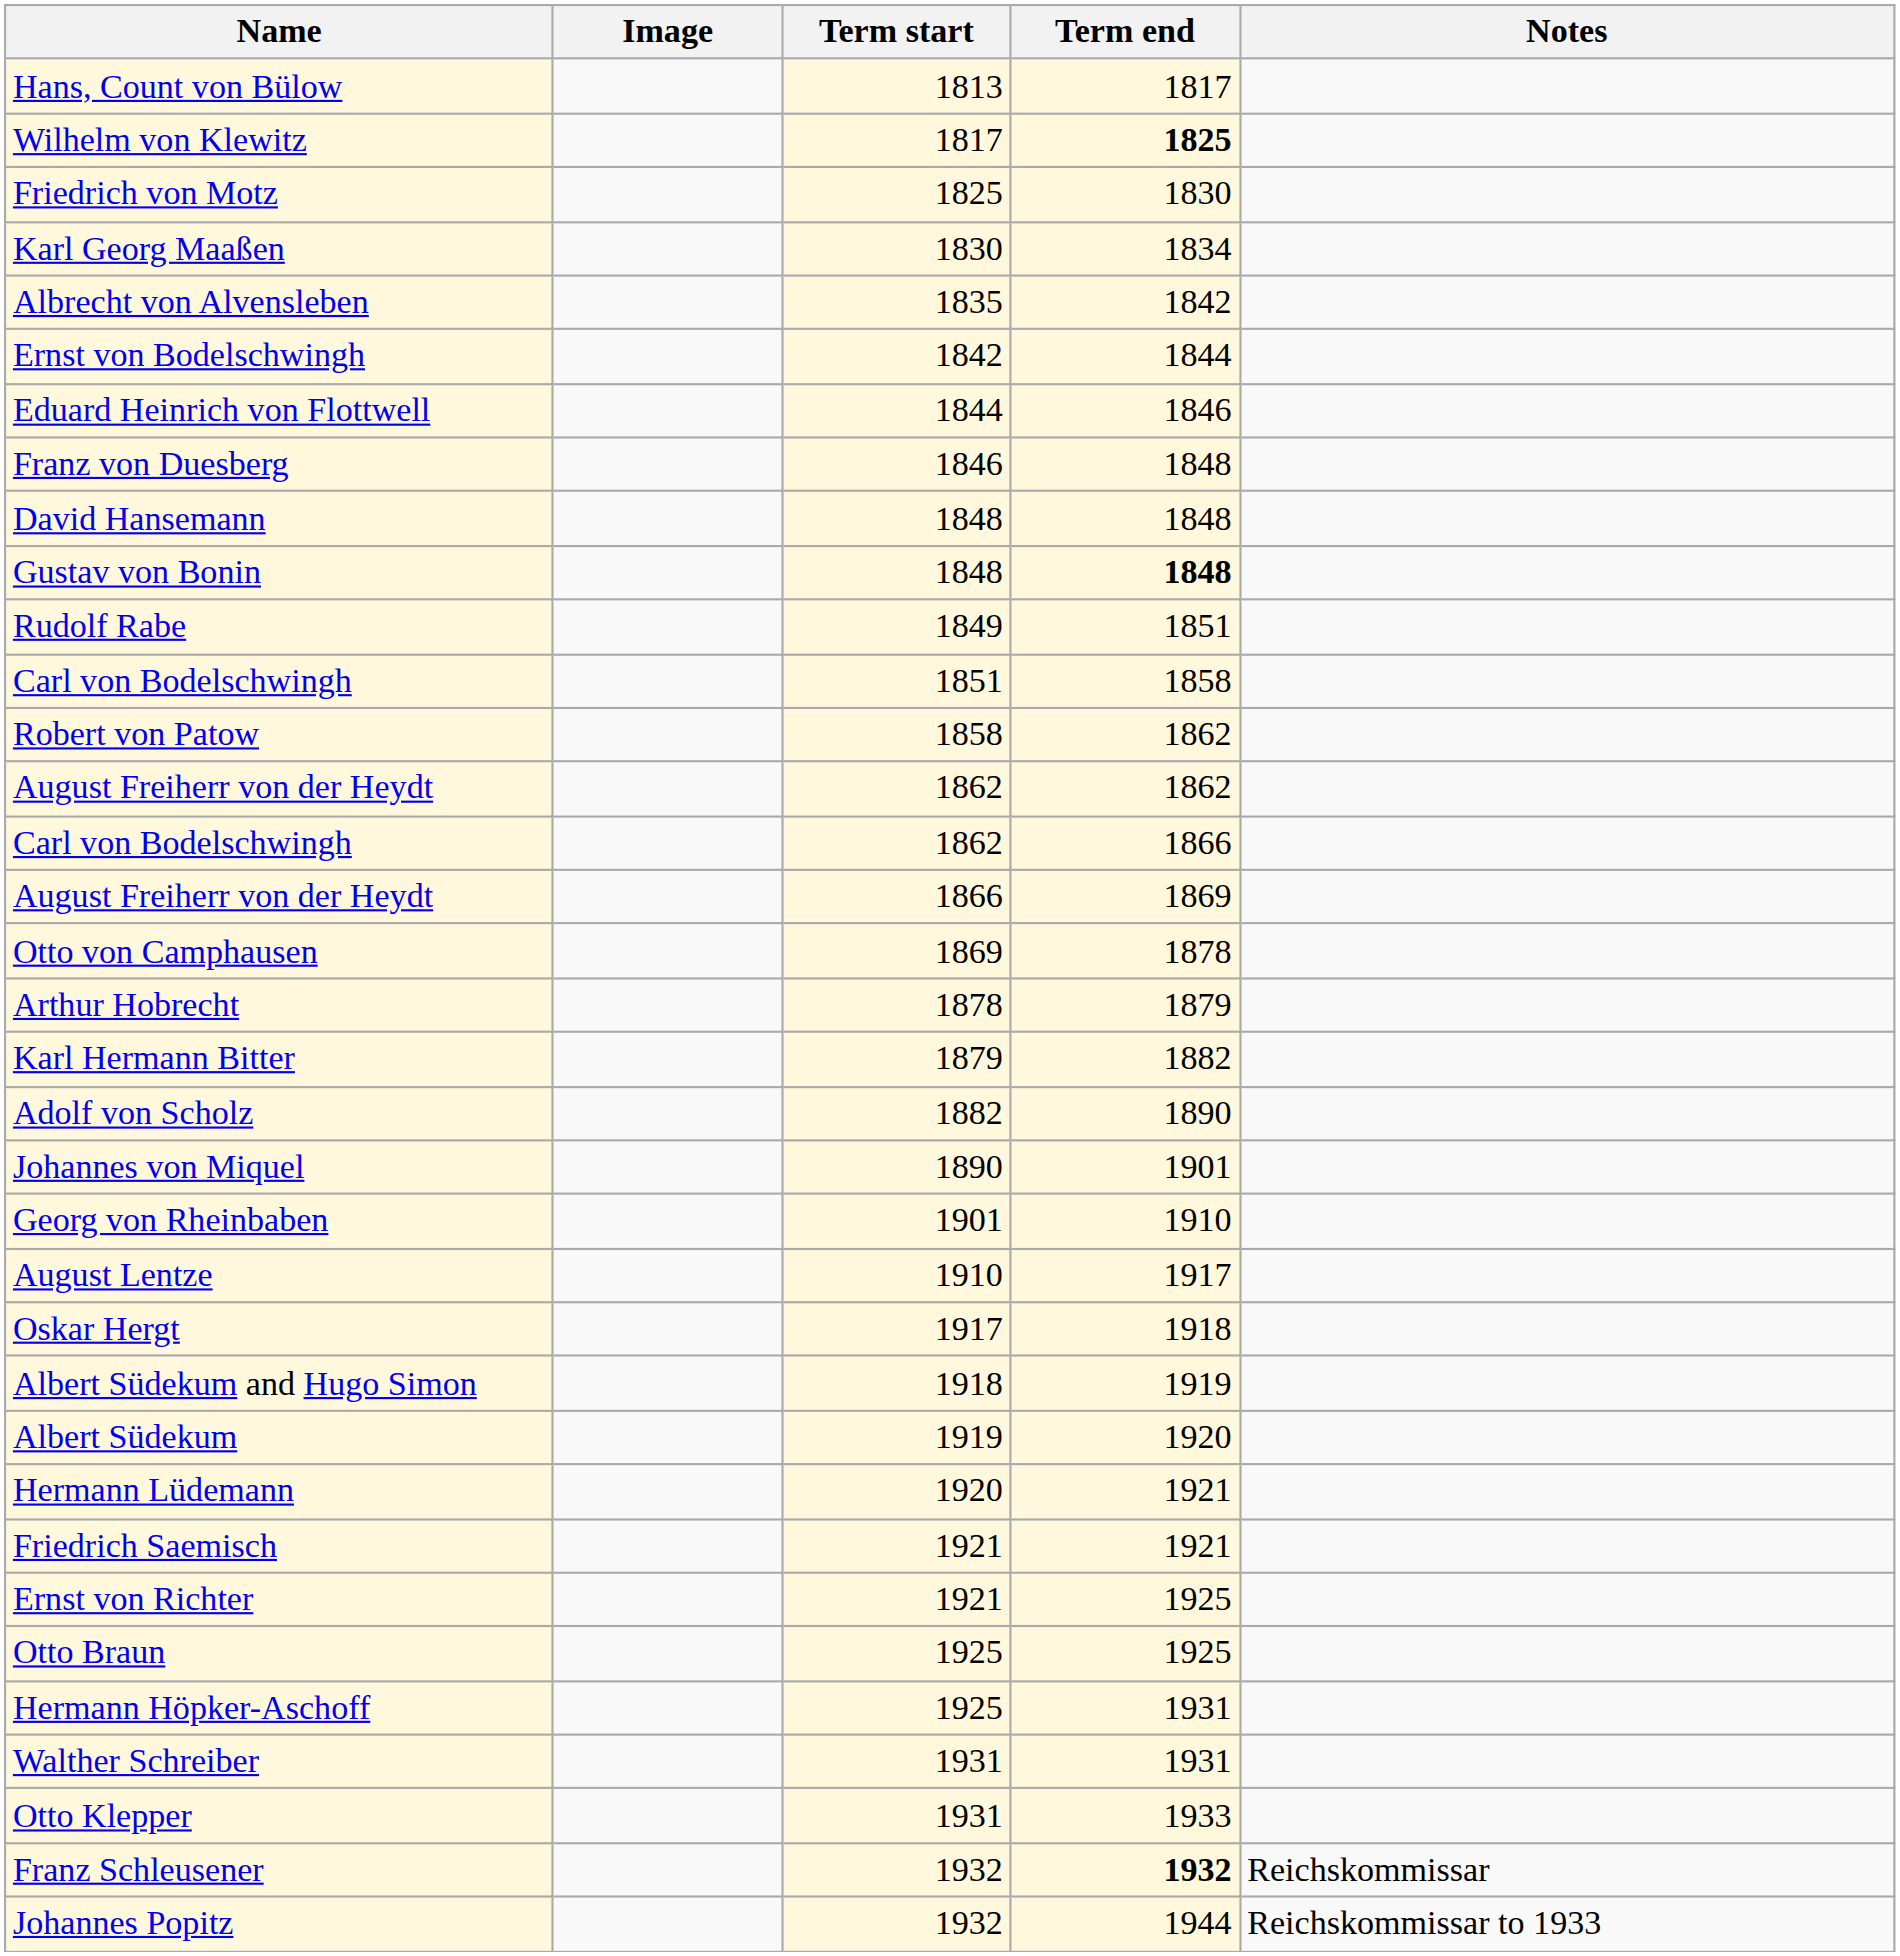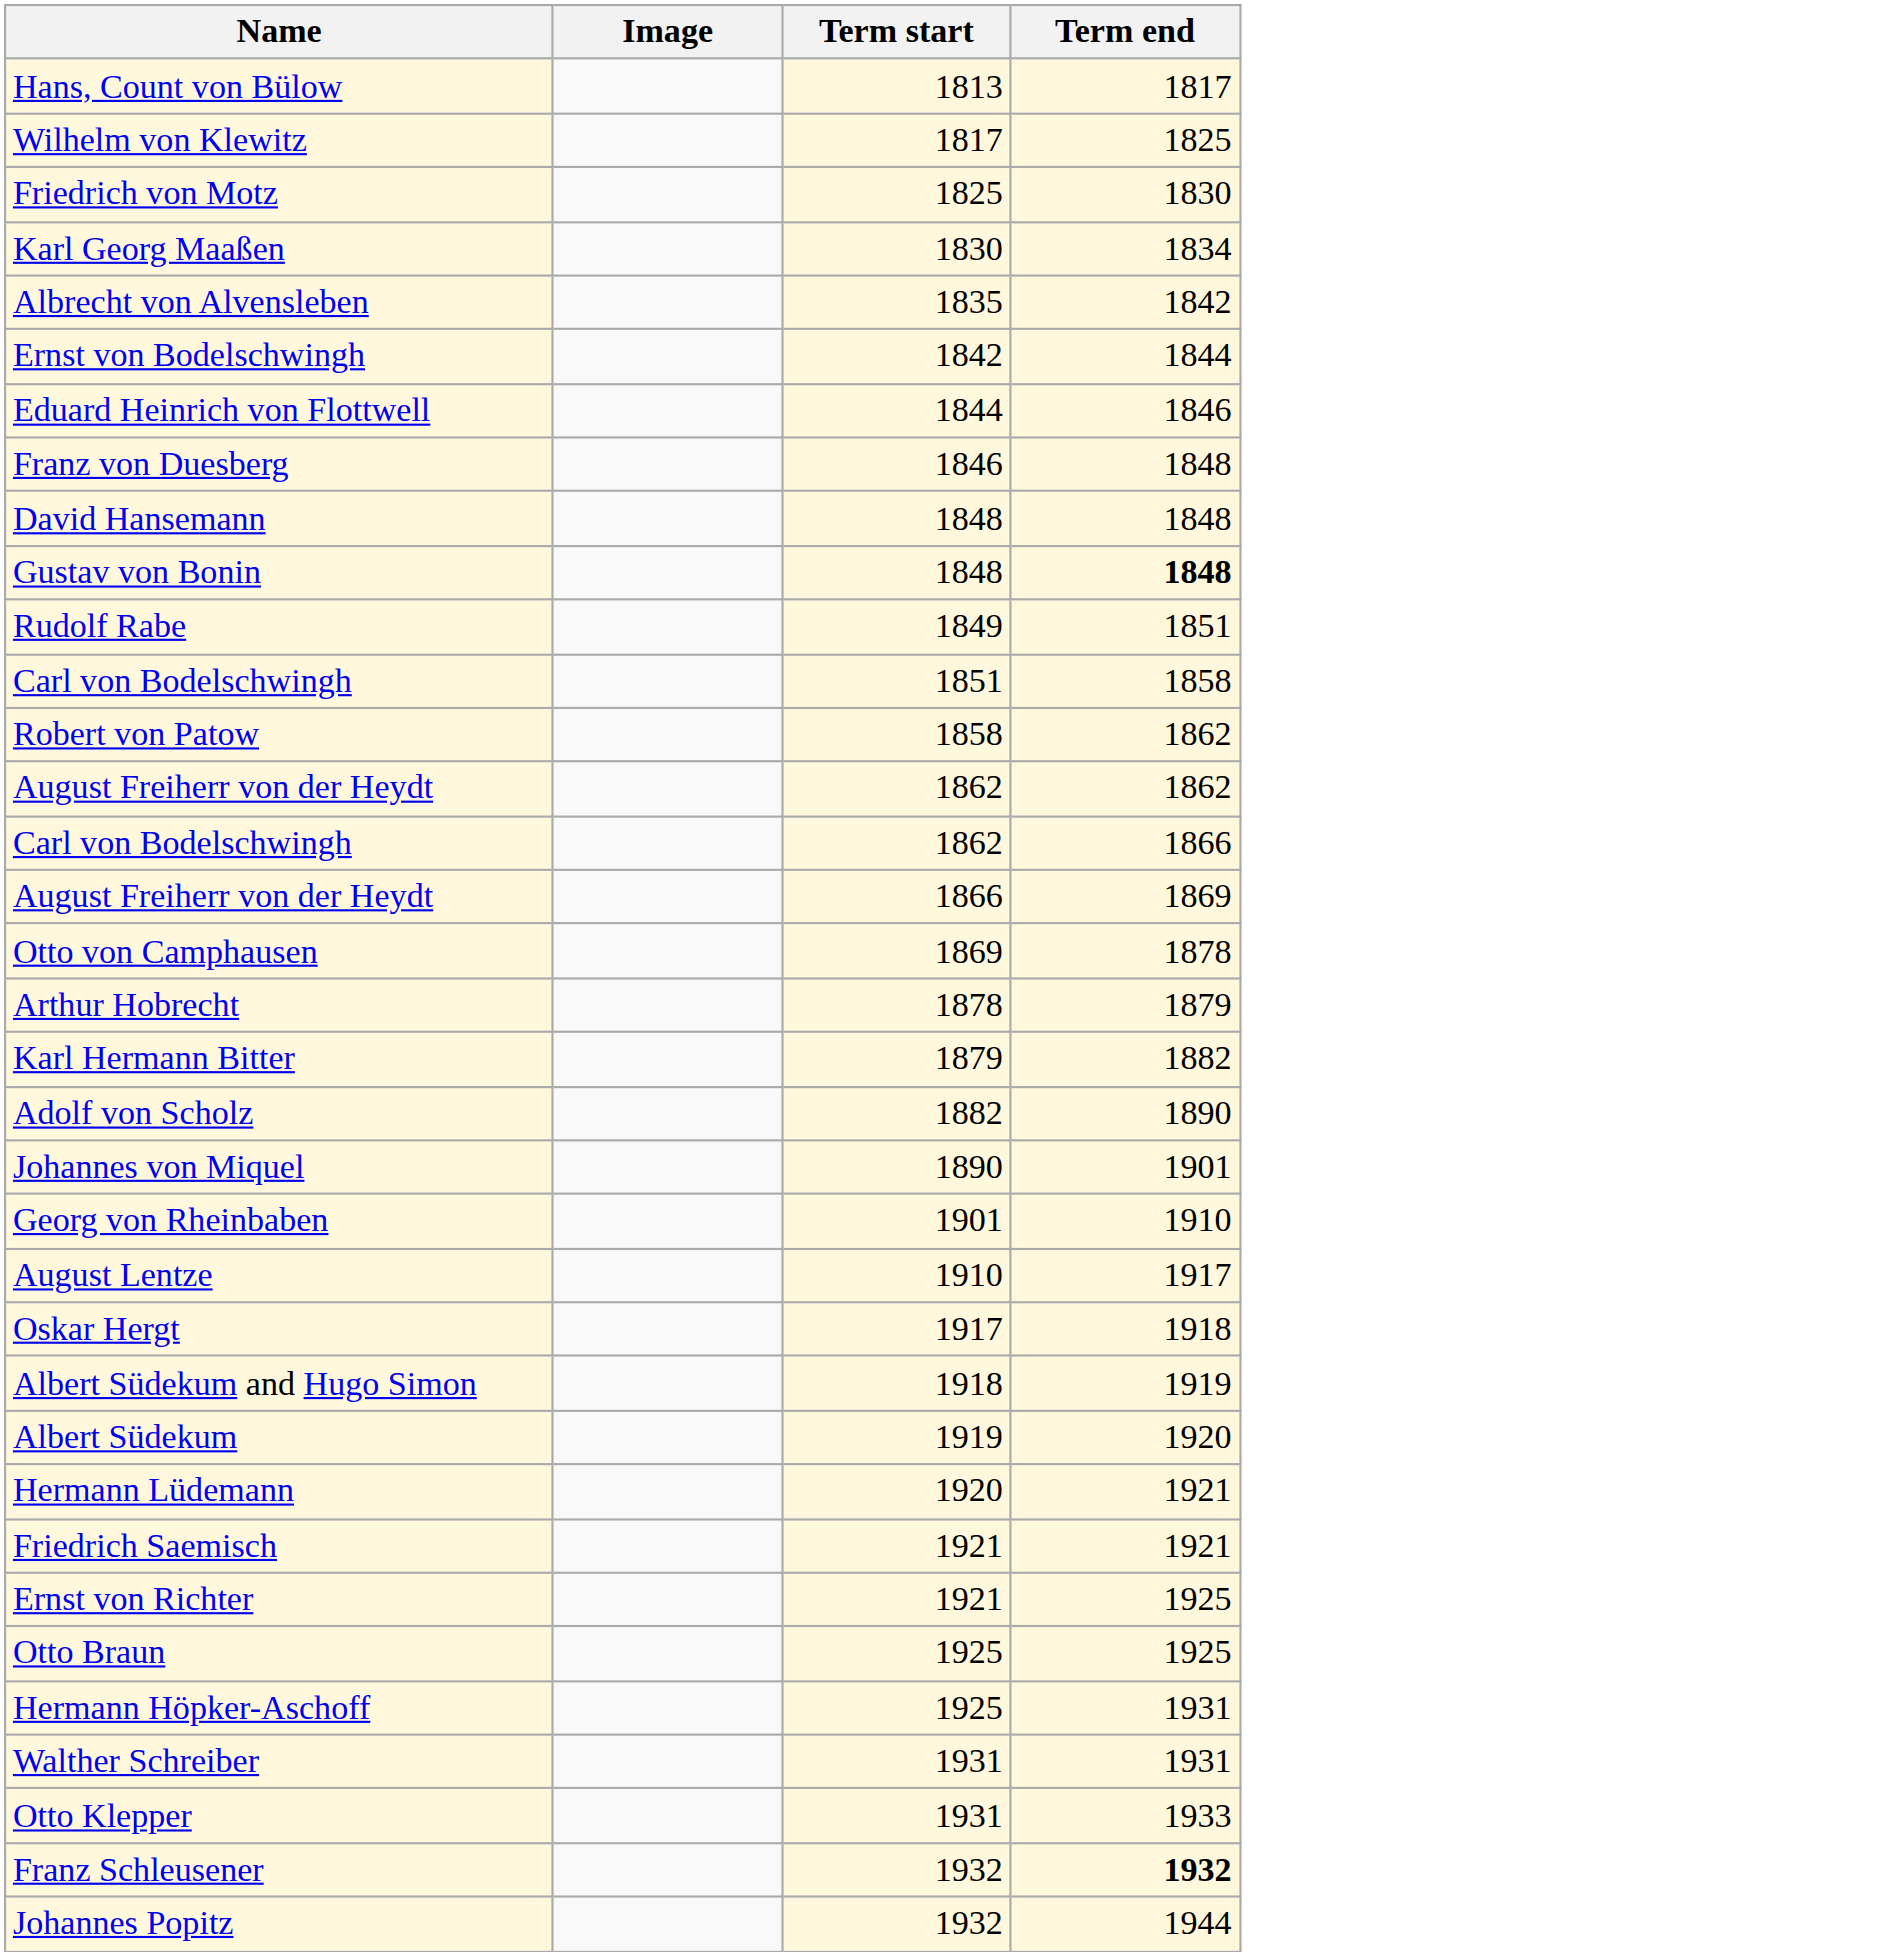- column: (1567, 31)
(1197, 139) bold -> (1197, 139) normal
